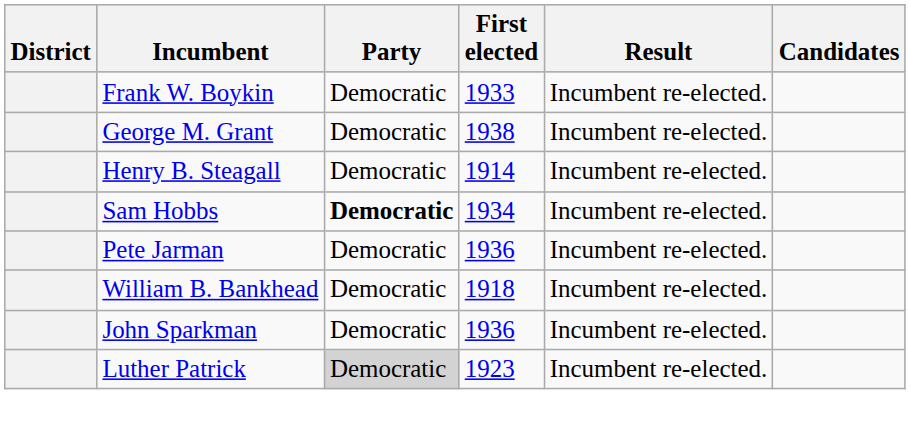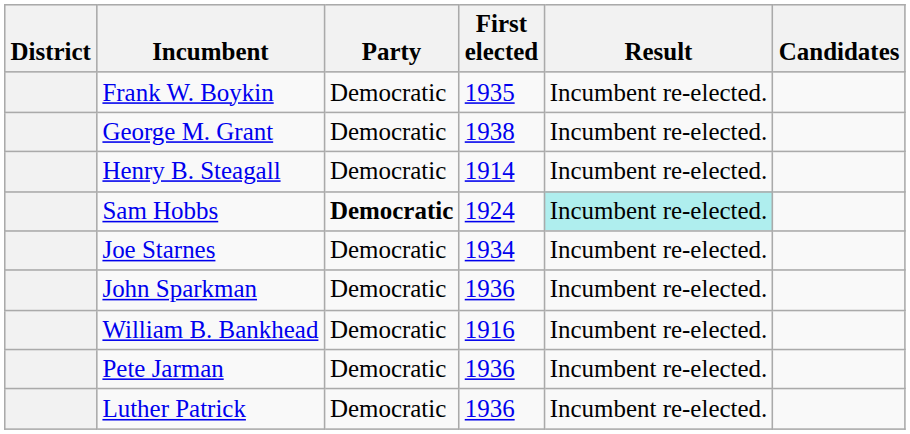(490, 91) 1933 -> (490, 91) 1935
(490, 210) 1934 -> (490, 210) 1924
(658, 210) no background -> (658, 210) paleturquoise background
+ row: (159, 250)
rows swapped: (163, 250) <-> (180, 329)
(490, 289) 1918 -> (490, 329) 1916
(388, 369) lightgrey background -> (388, 408) no background
(490, 369) 1923 -> (490, 408) 1936
